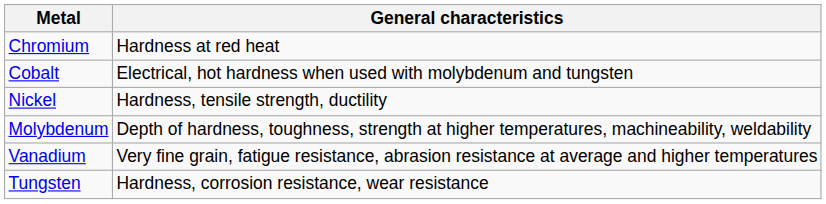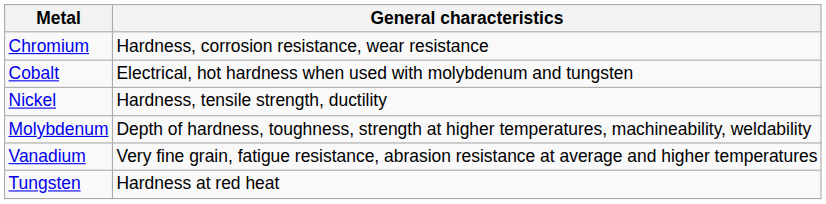(198, 45) Hardness at red heat -> (303, 45) Hardness, corrosion resistance, wear resistance
(303, 184) Hardness, corrosion resistance, wear resistance -> (198, 184) Hardness at red heat
